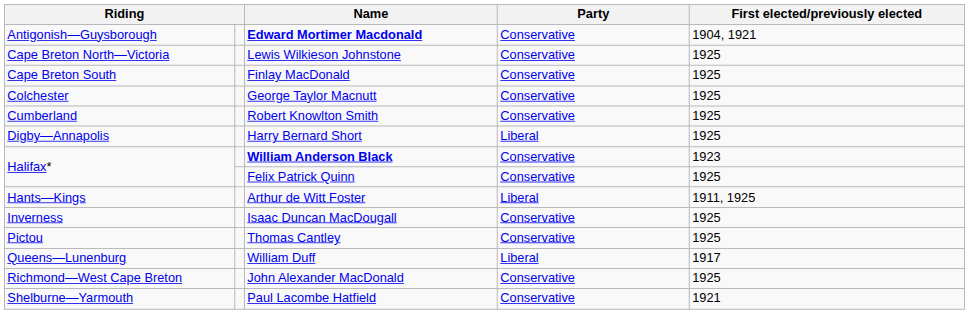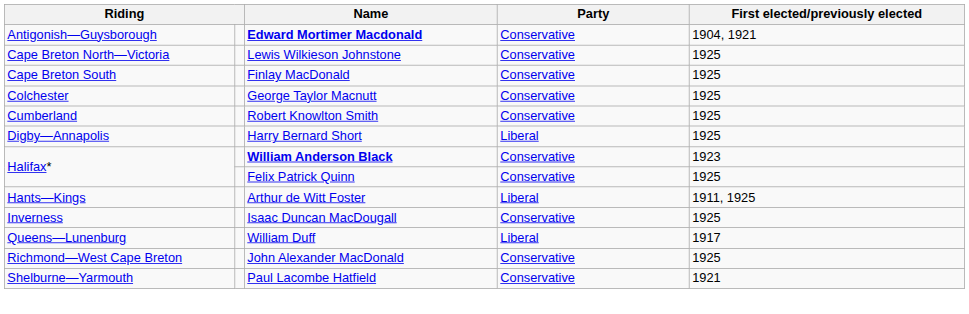- row: (294, 237)
